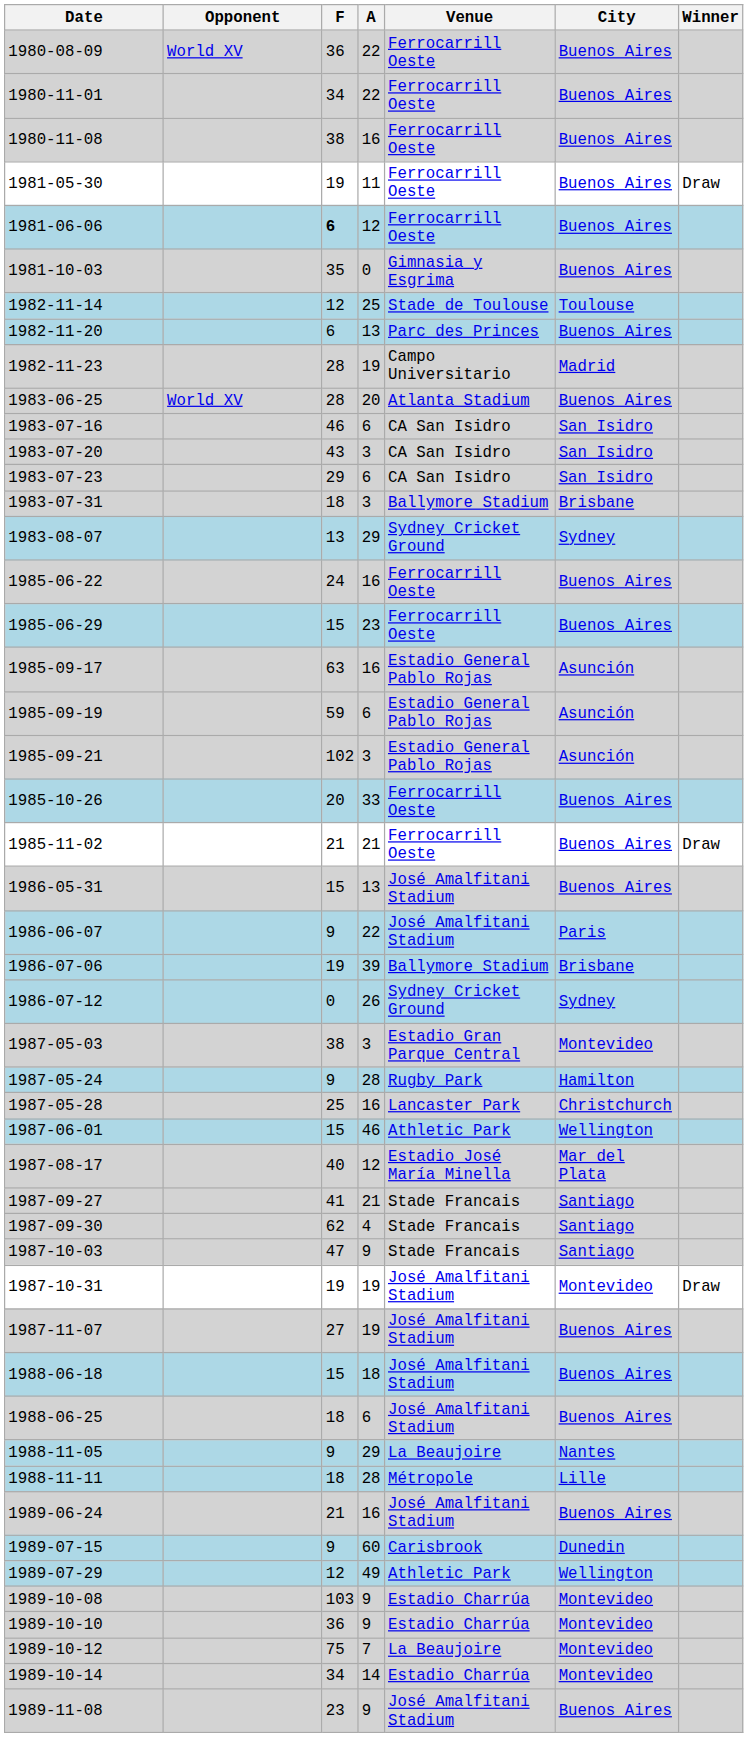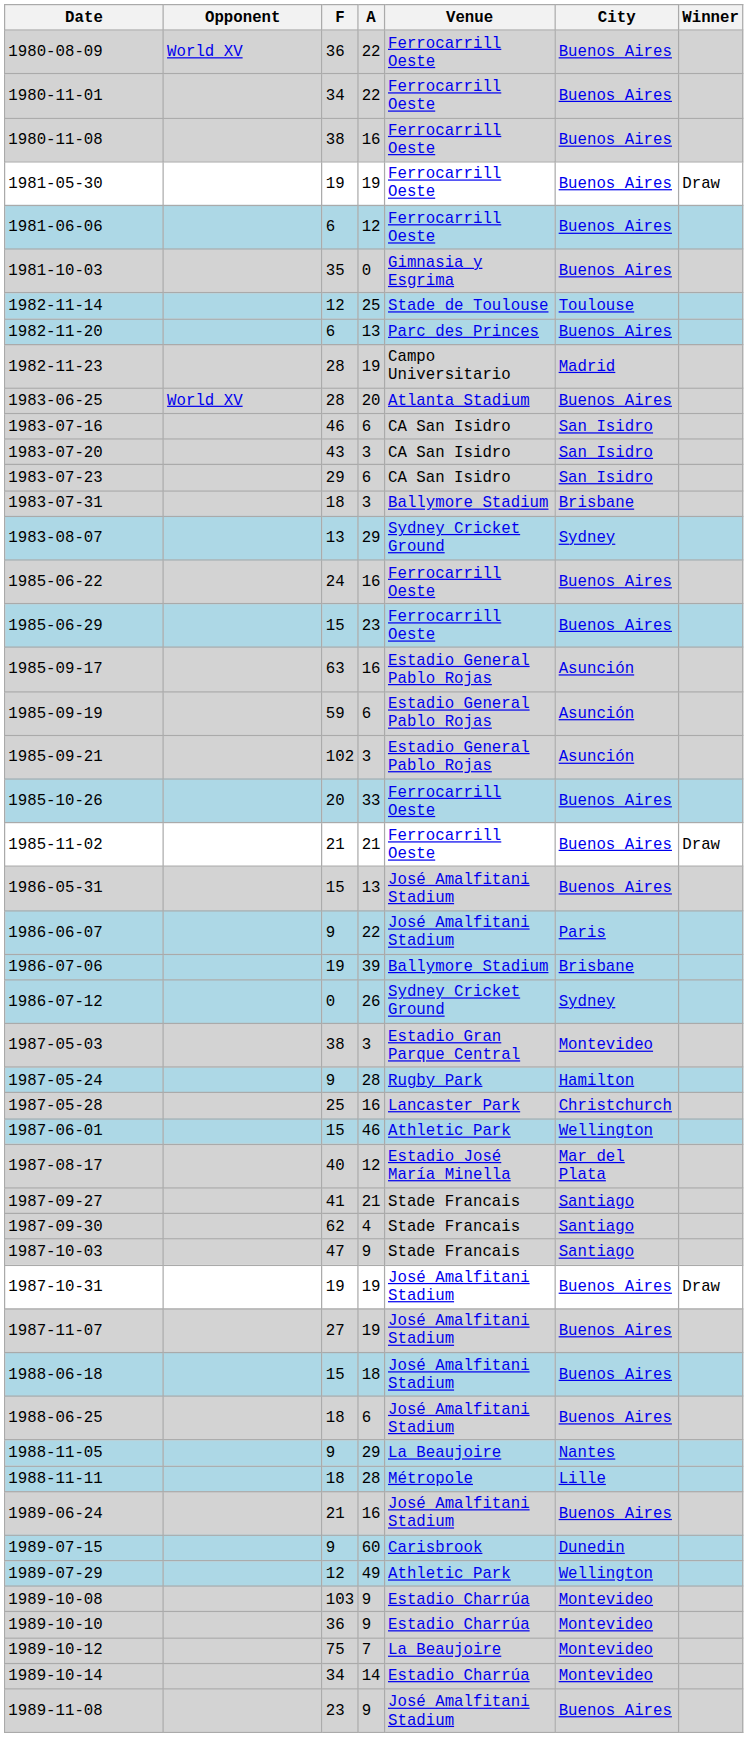(371, 183) 11 -> (371, 183) 19
(331, 227) bold -> (331, 227) normal
(606, 1287) Montevideo -> (615, 1287) Buenos Aires
